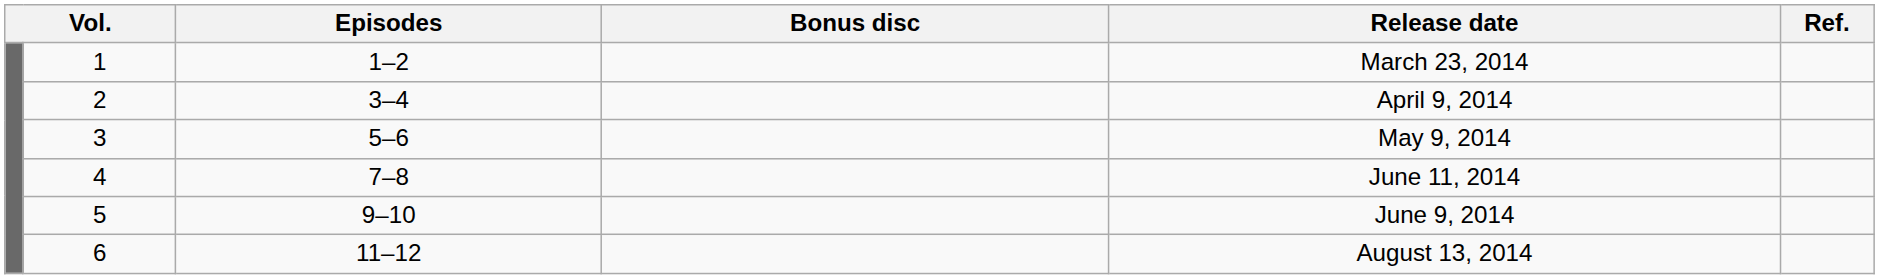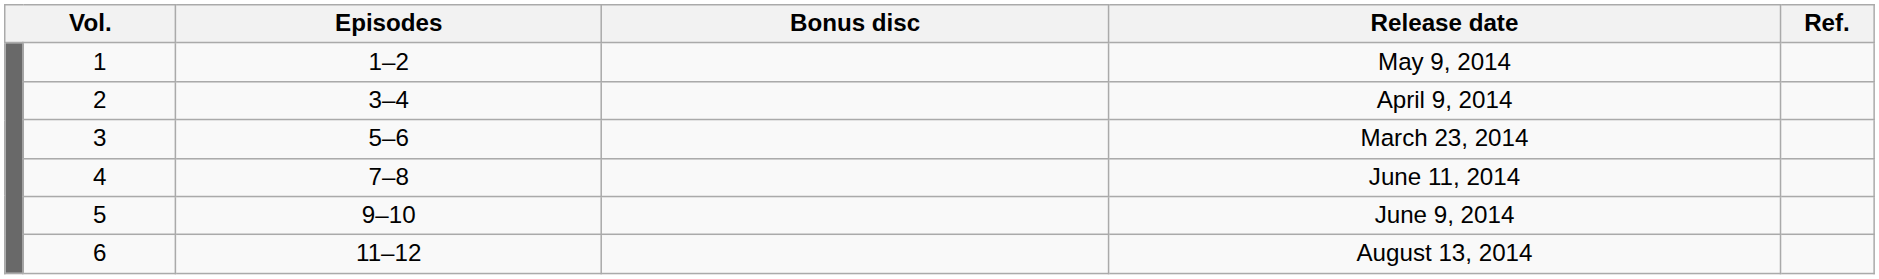(1444, 61) March 23, 2014 -> (1444, 61) May 9, 2014
(1444, 138) May 9, 2014 -> (1444, 138) March 23, 2014
